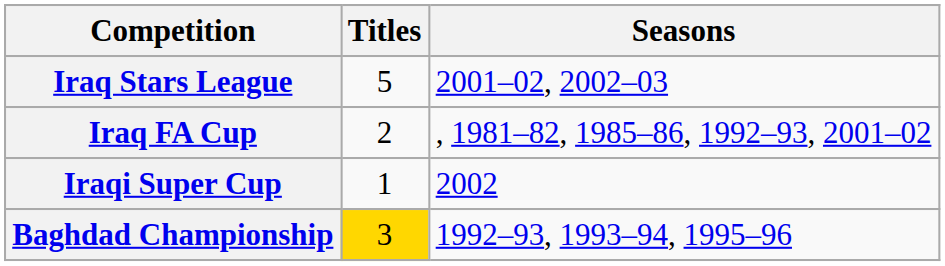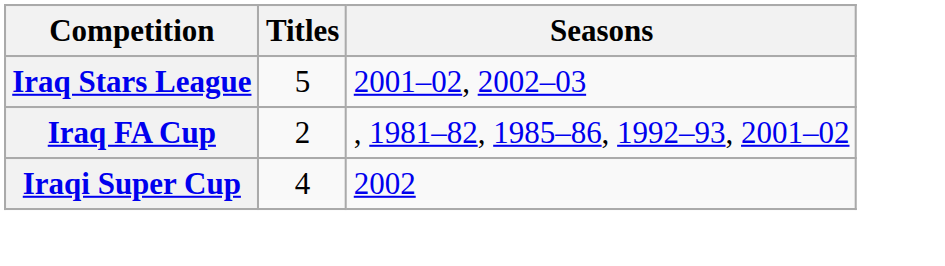(385, 183) 1 -> (303, 183) 4
- row: (173, 234)
